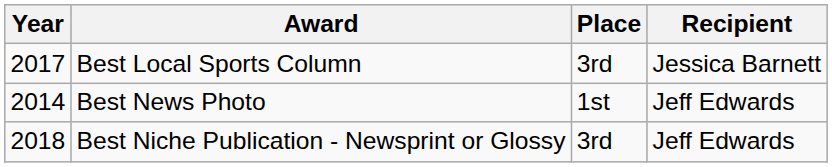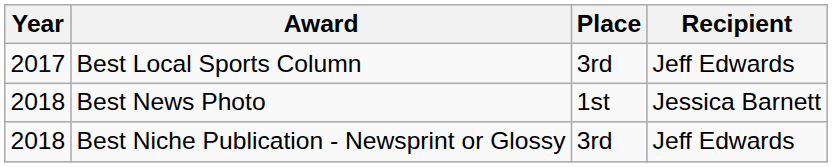(737, 63) Jessica Barnett -> (724, 63) Jeff Edwards
(38, 102) 2014 -> (38, 102) 2018
(724, 102) Jeff Edwards -> (737, 102) Jessica Barnett
